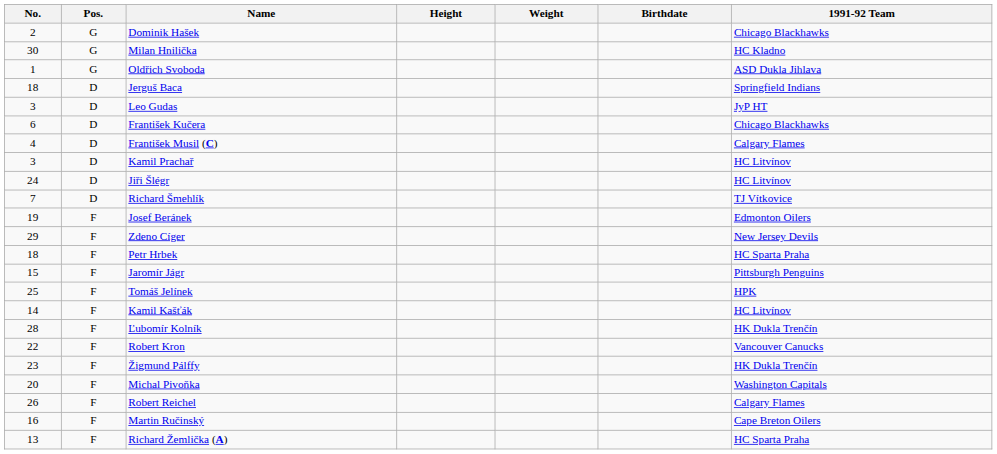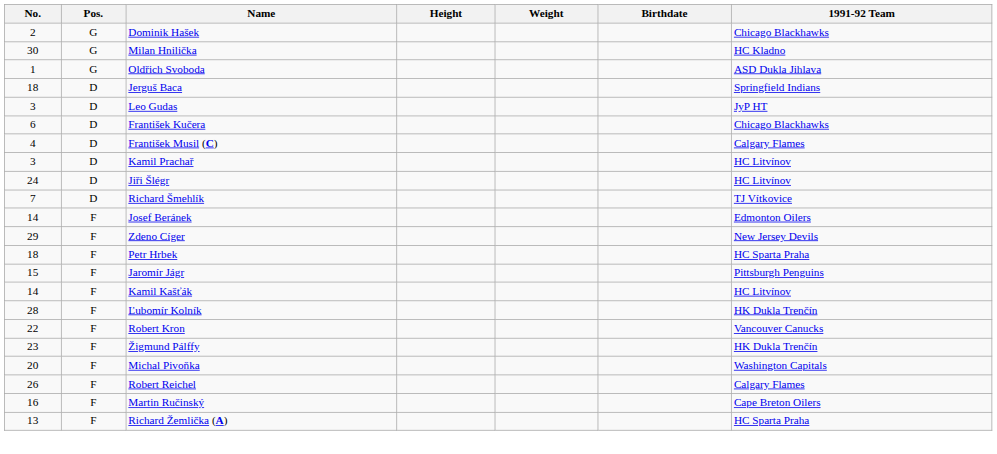(33, 217) 19 -> (33, 217) 14
- row: (161, 292)
